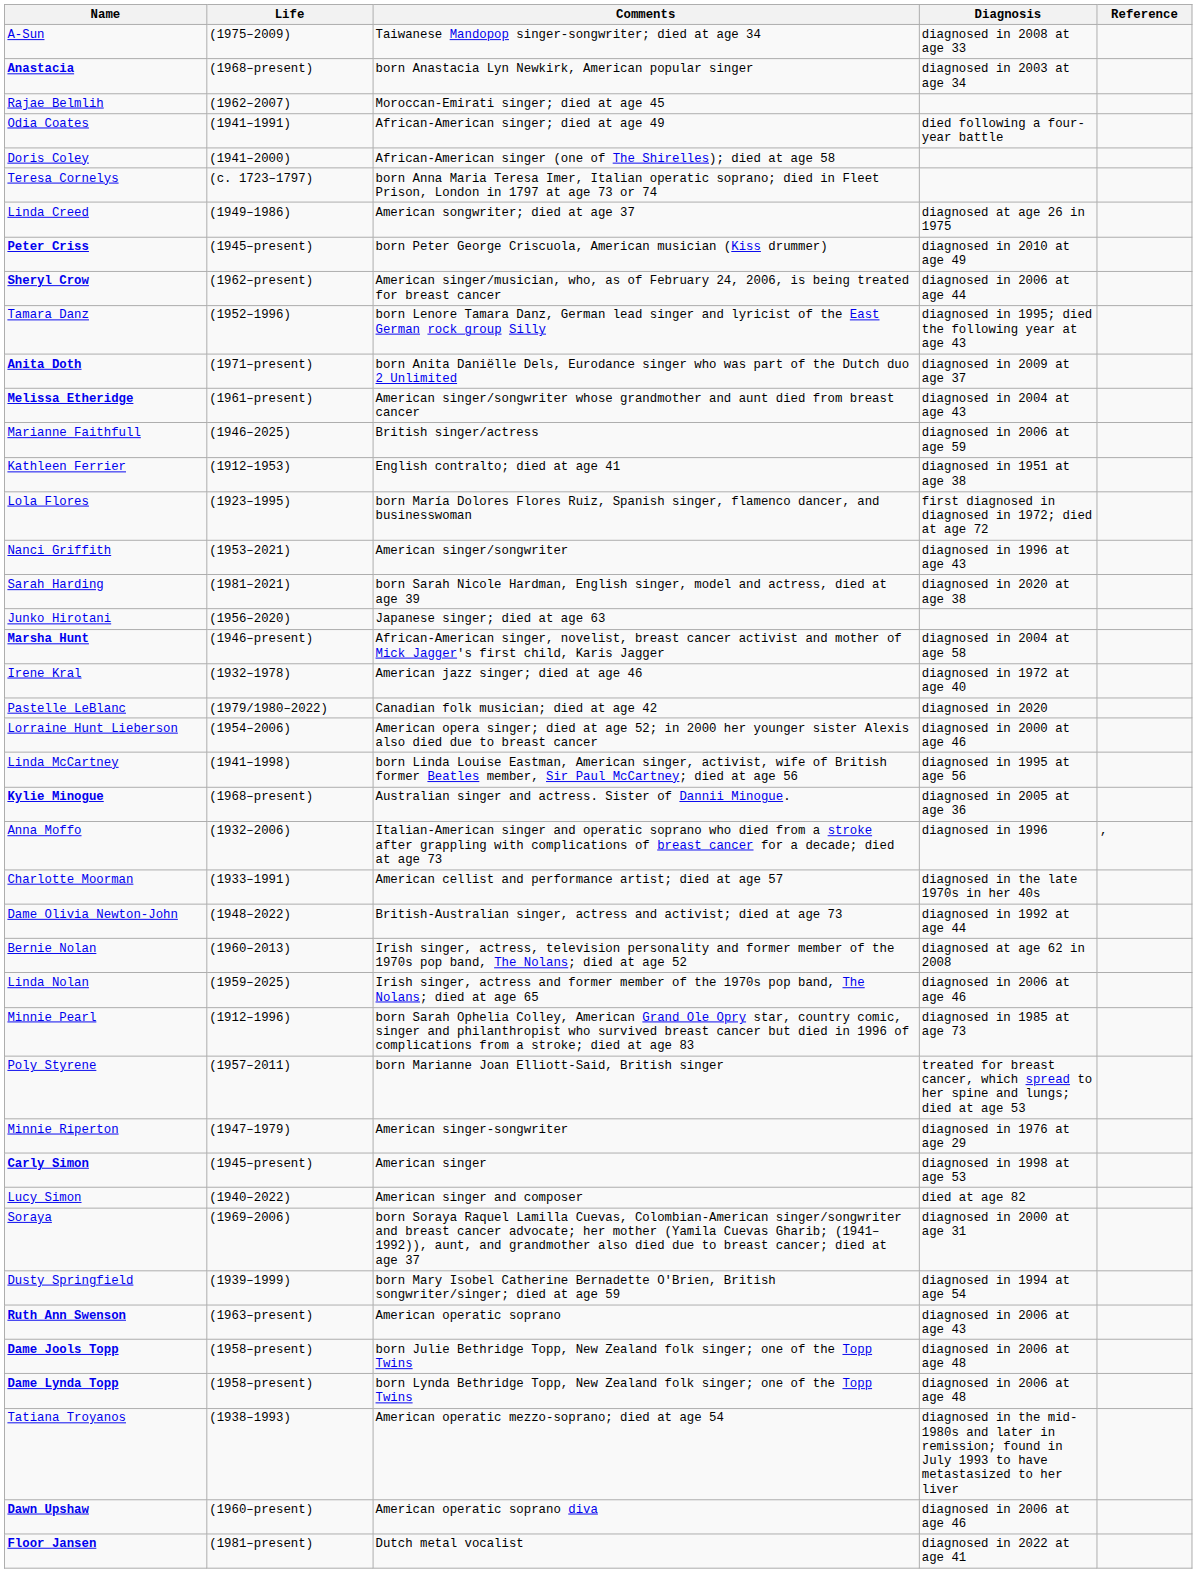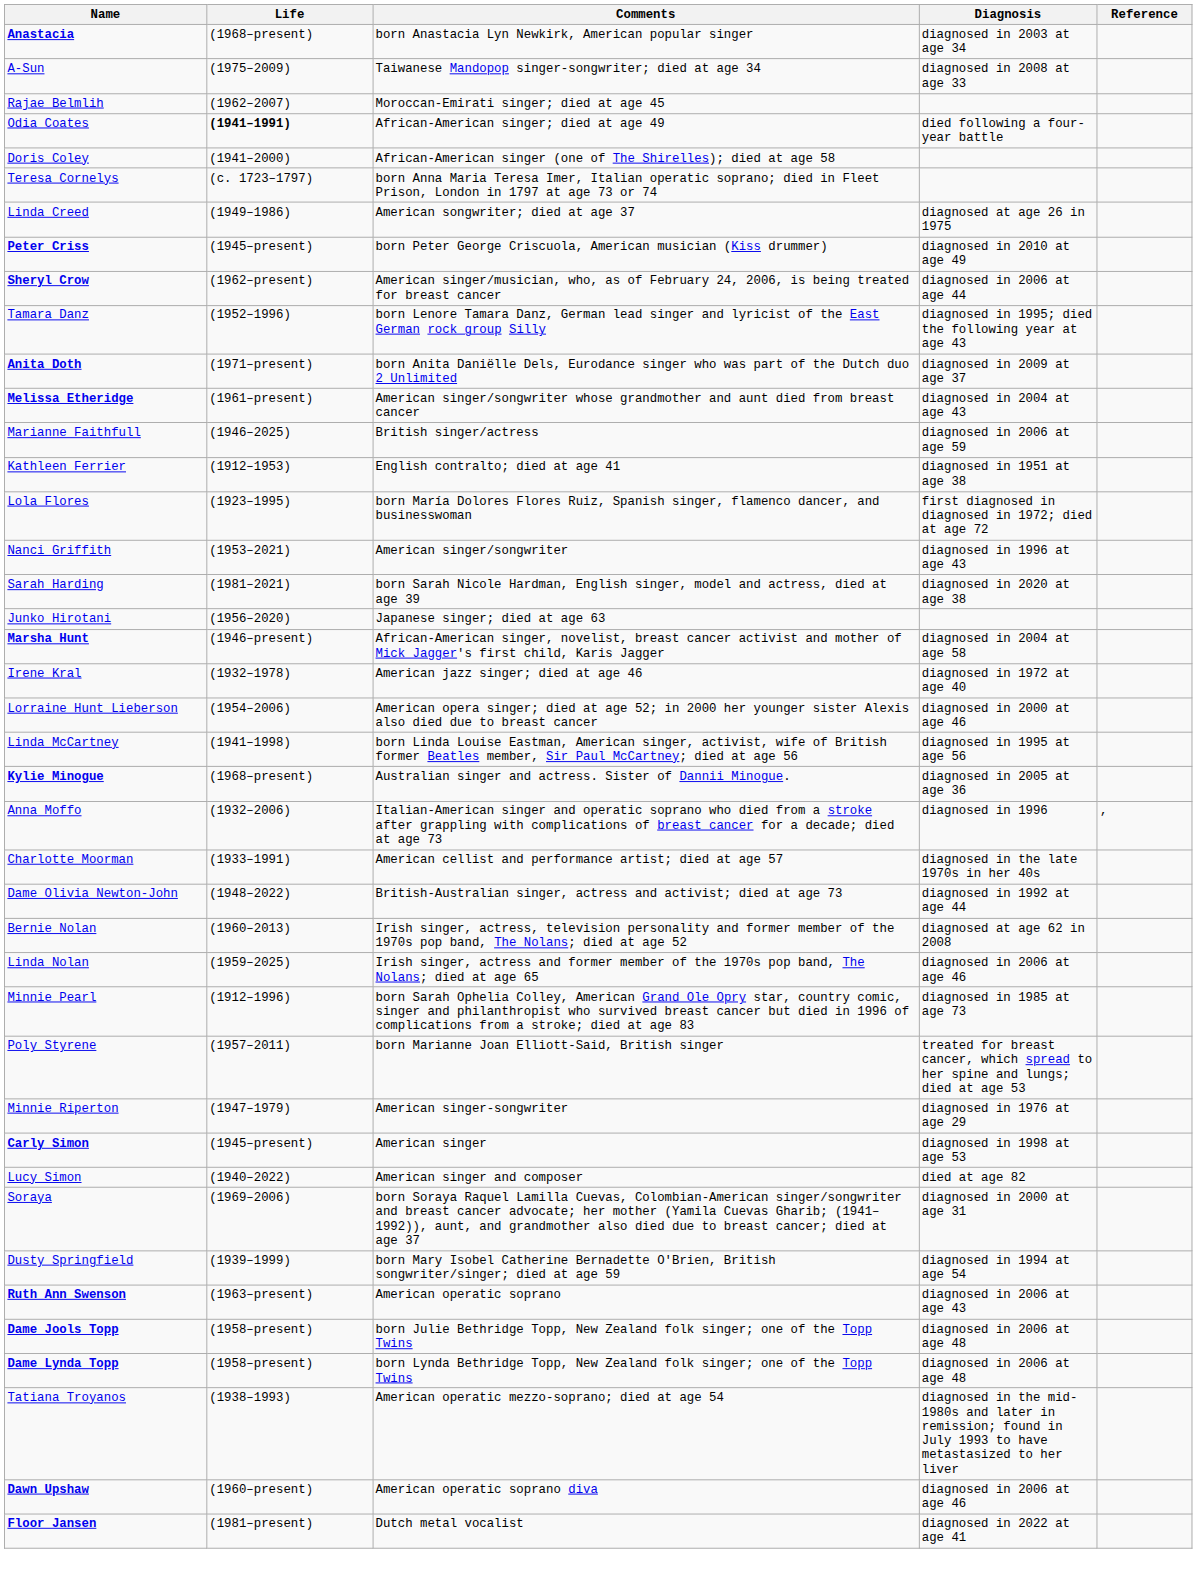rows swapped: (26, 35) <-> (41, 69)
(250, 124) normal -> (250, 124) bold
- row: (67, 708)
